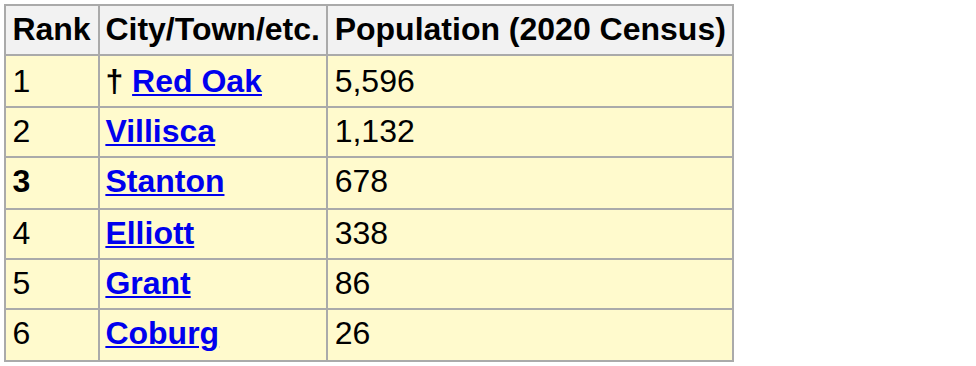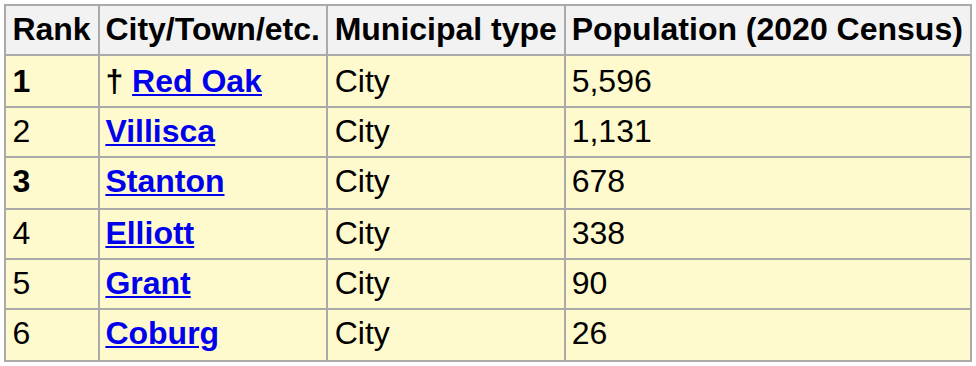+ column: (446, 29)
(21, 80) normal -> (21, 80) bold
(375, 131) 1,132 -> (612, 131) 1,131
(352, 283) 86 -> (589, 283) 90
